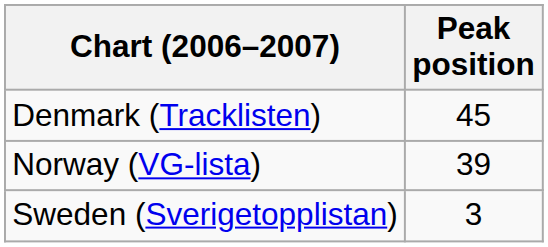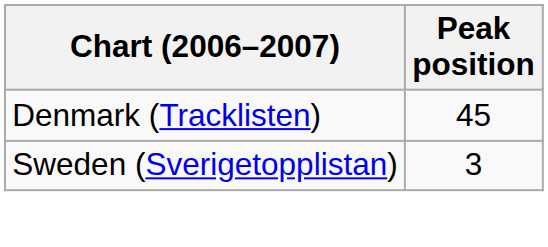- row: (137, 164)
